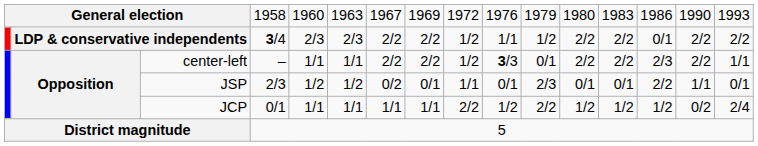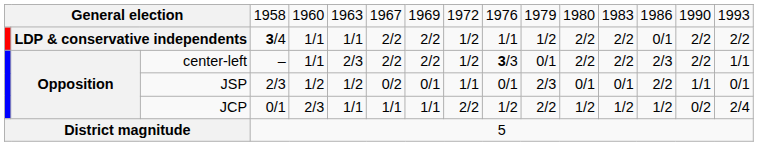(314, 38) 2/3 -> (314, 38) 1/1
(353, 38) 2/3 -> (353, 38) 1/1
(353, 61) 1/1 -> (353, 61) 2/3
(314, 107) 1/1 -> (314, 107) 2/3
